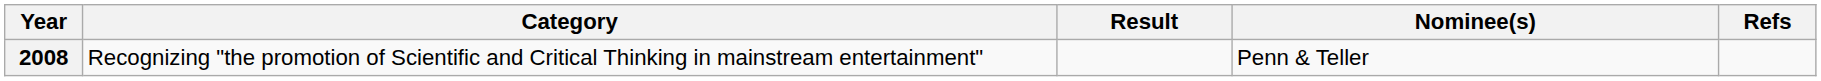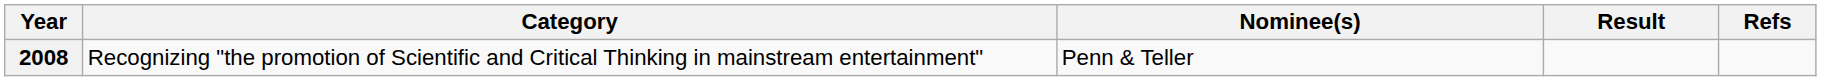columns swapped: (1475, 22) <-> (1144, 22)
